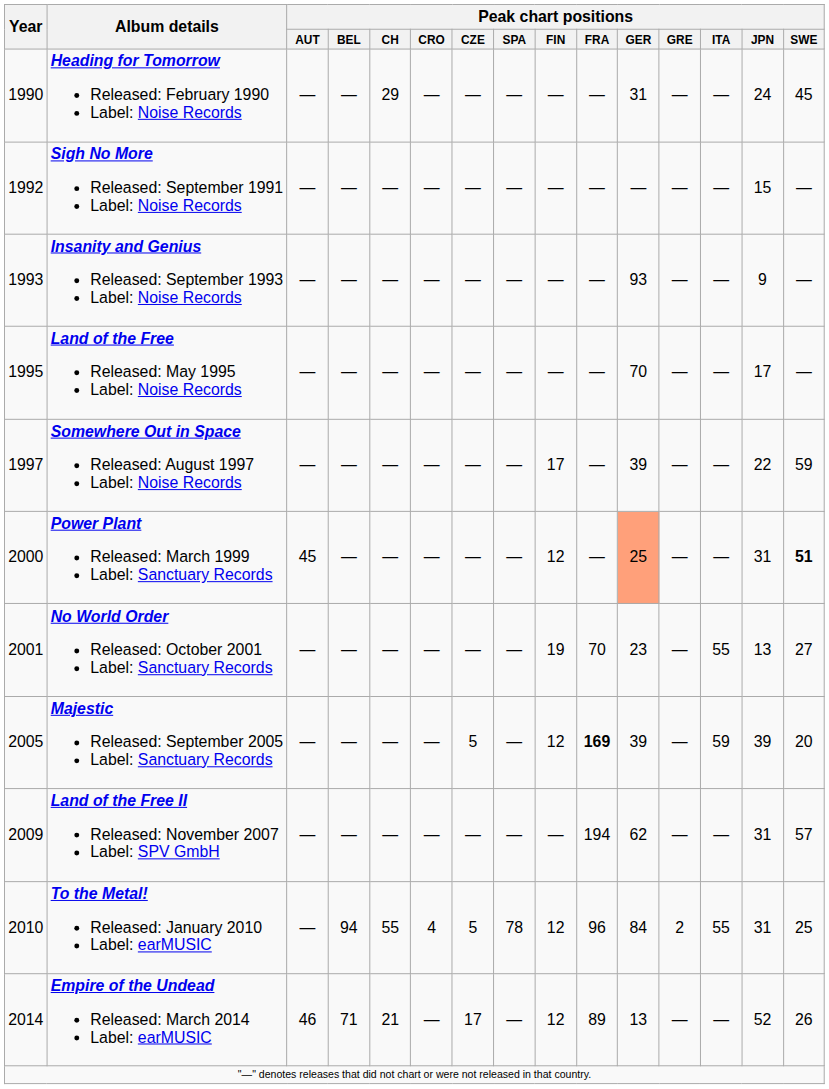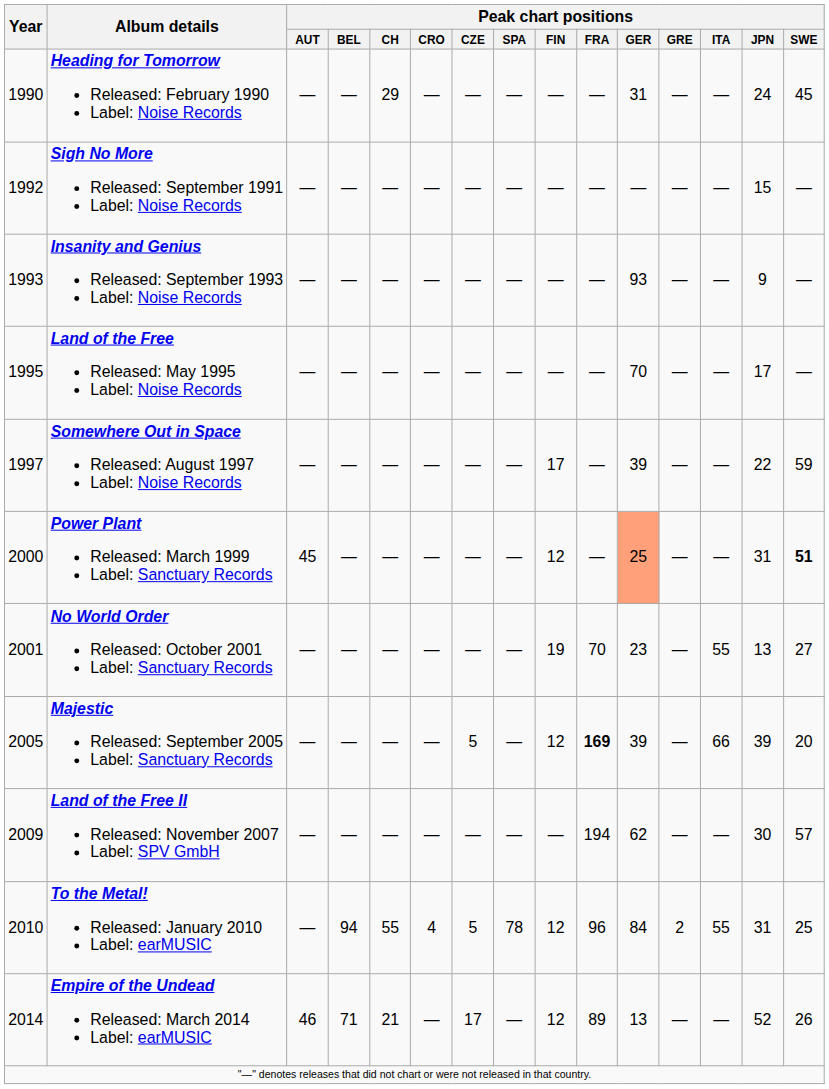(721, 742) 59 -> (721, 742) 66
(762, 834) 31 -> (762, 834) 30
